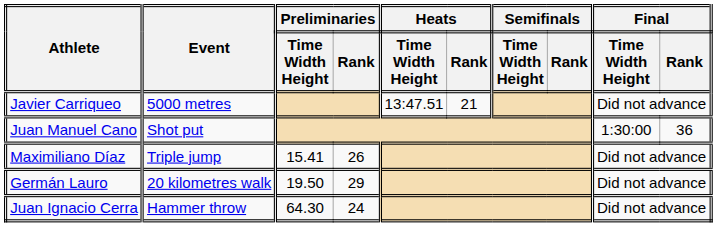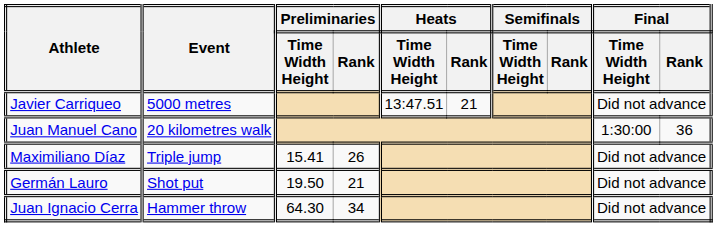(175, 131) Shot put -> (209, 131) 20 kilometres walk
(209, 182) 20 kilometres walk -> (175, 182) Shot put
(356, 182) 29 -> (356, 182) 21
(356, 208) 24 -> (356, 208) 34
